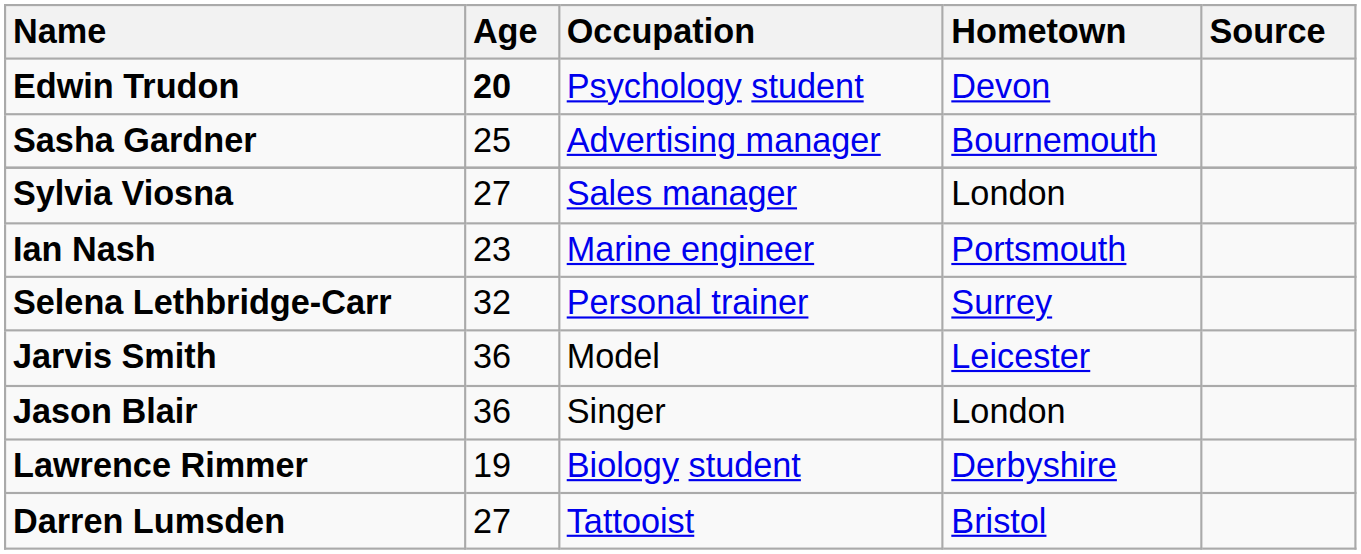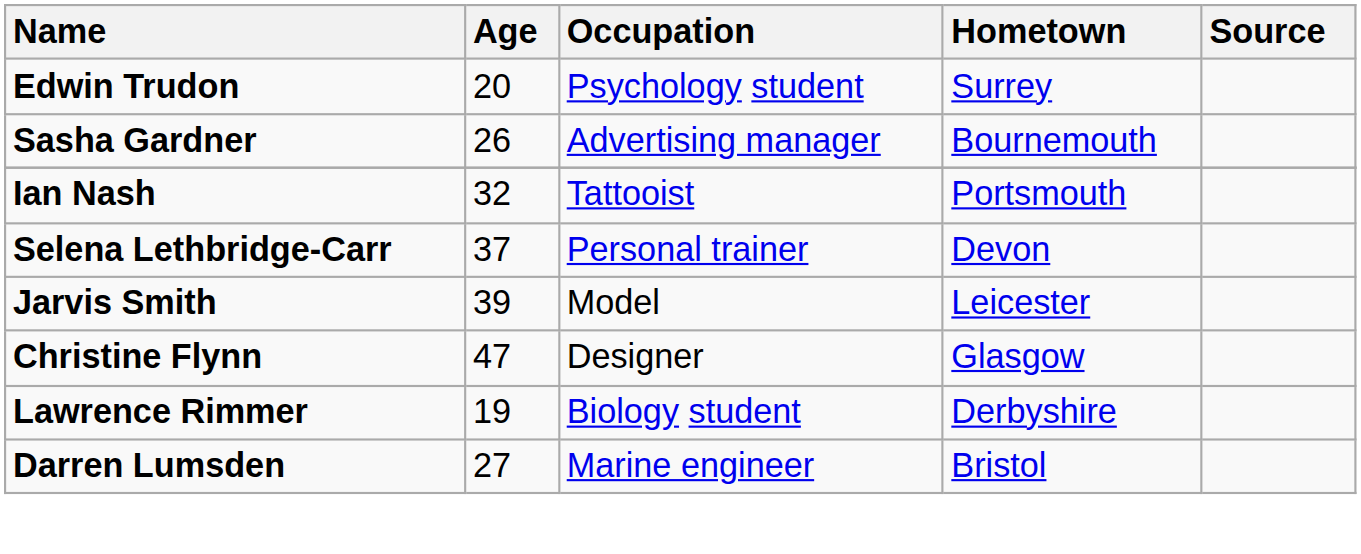(492, 85) bold -> (492, 85) normal
(1001, 85) Devon -> (1002, 85) Surrey
(492, 140) 25 -> (492, 140) 26
- row: (123, 194)
(492, 248) 23 -> (492, 194) 32
(690, 248) Marine engineer -> (630, 194) Tattooist
(492, 303) 32 -> (492, 248) 37
(1002, 303) Surrey -> (1001, 248) Devon
(492, 357) 36 -> (492, 303) 39
+ row: (138, 357)
- row: (105, 411)
(630, 520) Tattooist -> (690, 466) Marine engineer
